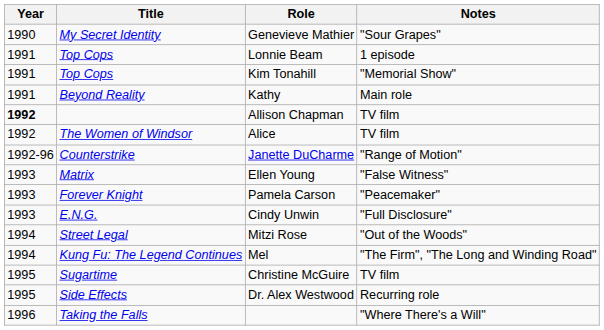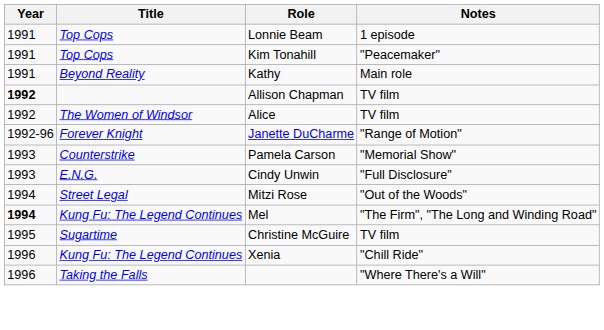- row: (301, 34)
(408, 74) "Memorial Show" -> (400, 54) "Peacemaker"
(97, 154) Counterstrike -> (101, 134) Forever Knight
- row: (281, 174)
(101, 194) Forever Knight -> (97, 154) Counterstrike
(400, 194) "Peacemaker" -> (408, 154) "Memorial Show"
(21, 255) normal -> (21, 214) bold
- row: (301, 295)
+ row: (264, 255)
